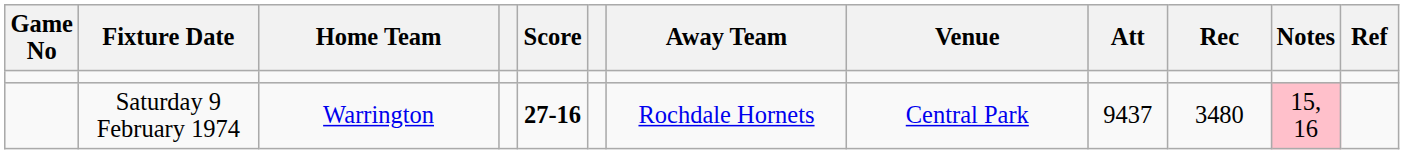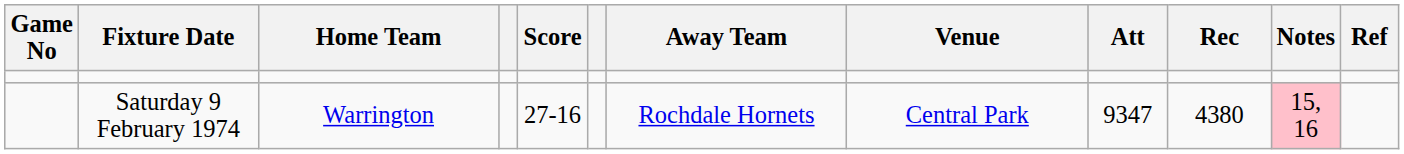(553, 115) bold -> (553, 115) normal
(1128, 115) 9437 -> (1128, 115) 9347
(1219, 115) 3480 -> (1219, 115) 4380
